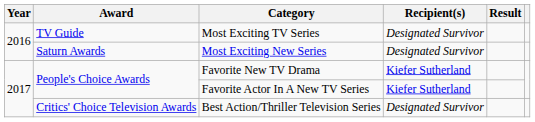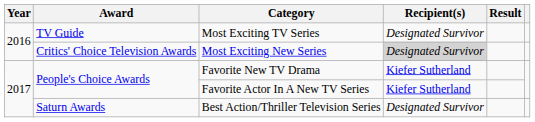(71, 51) Saturn Awards -> (116, 51) Critics' Choice Television Awards
(435, 51) no background -> (435, 51) lightgrey background
(116, 107) Critics' Choice Television Awards -> (71, 107) Saturn Awards
